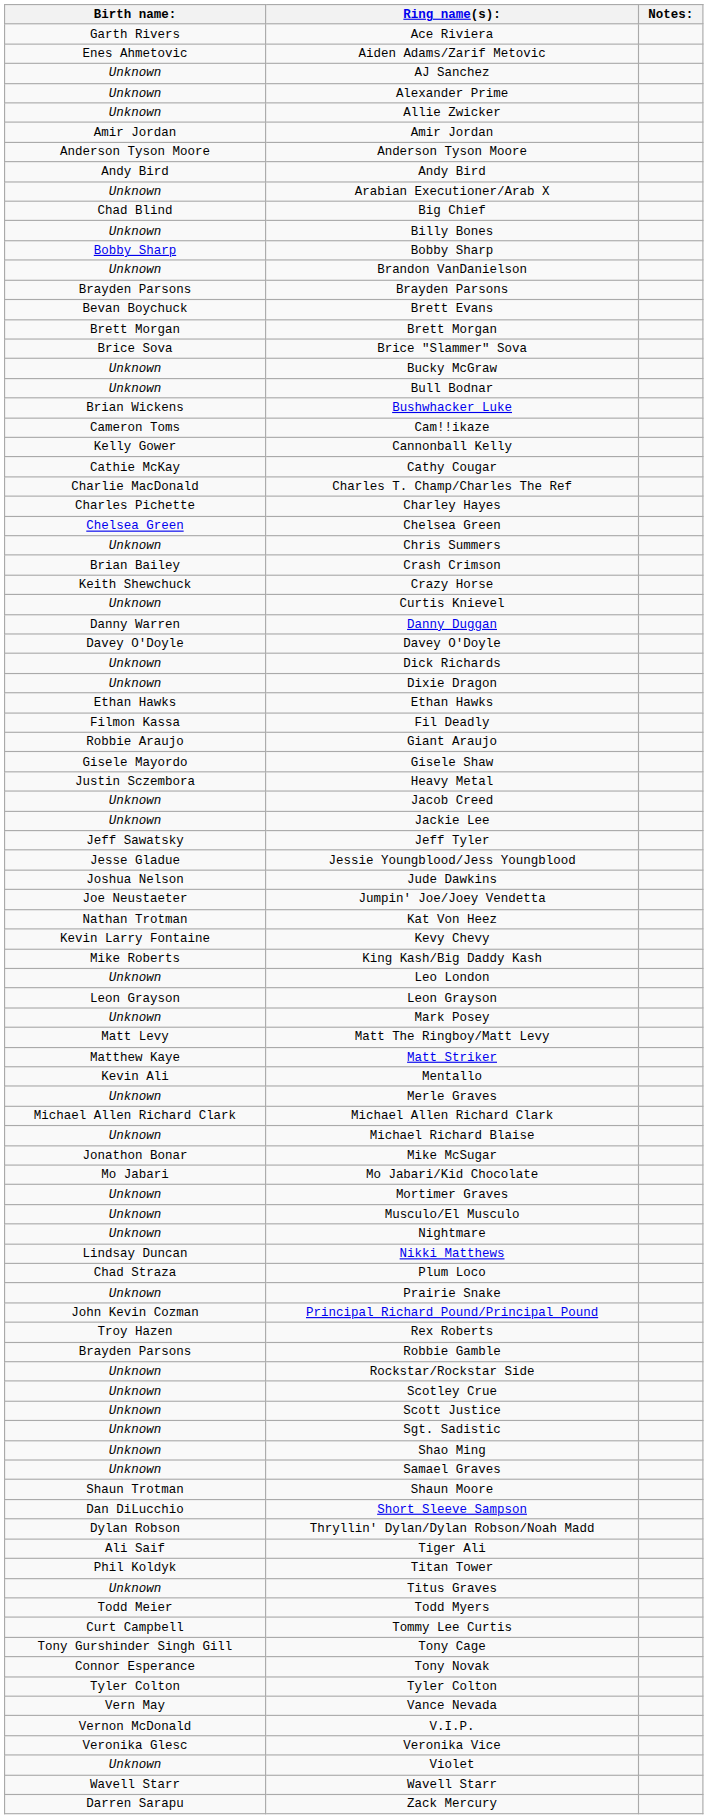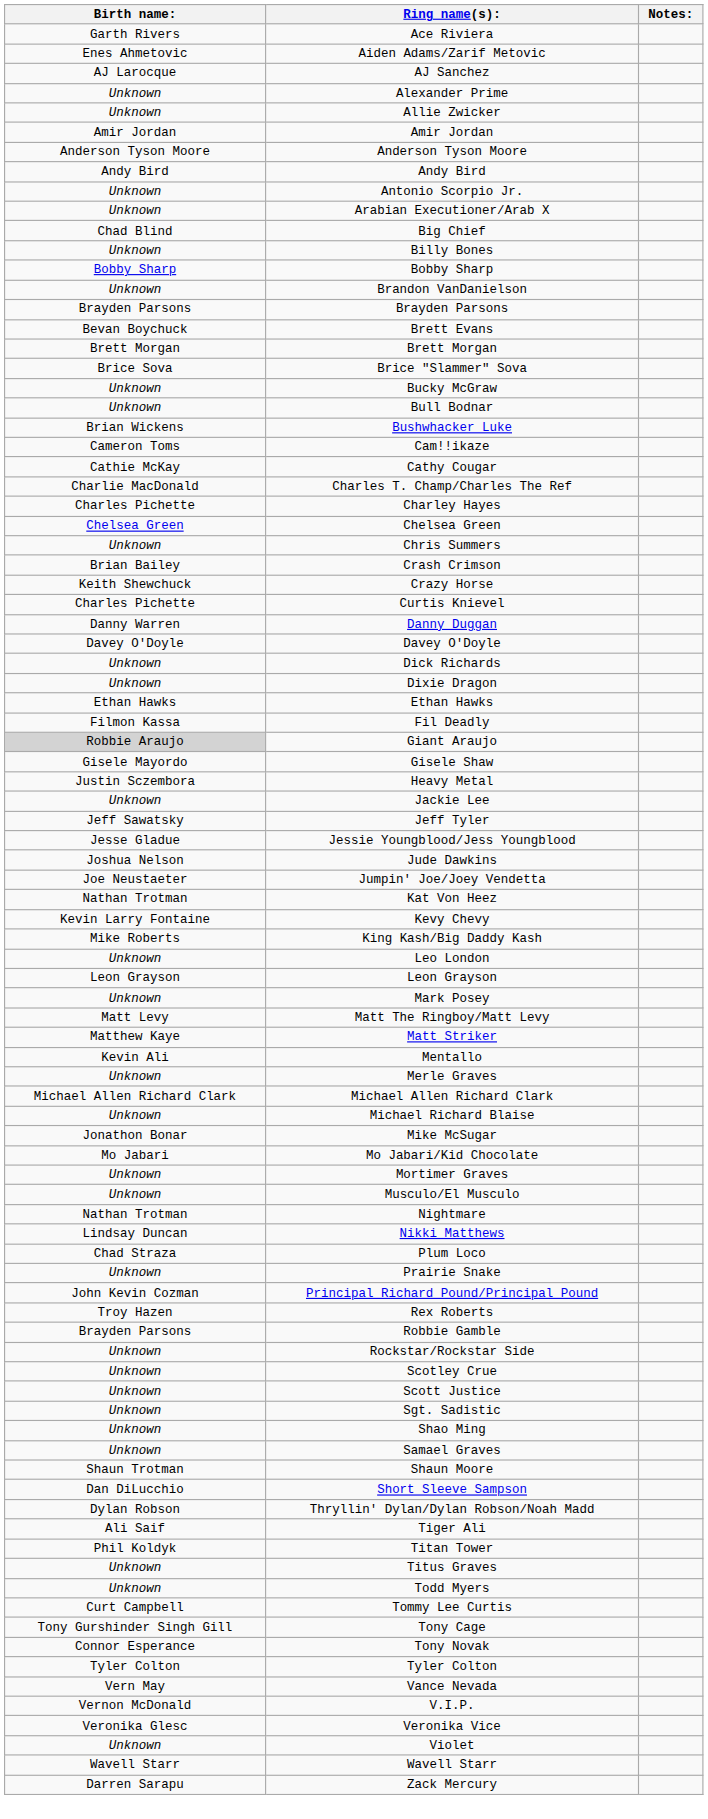(135, 73) Unknown -> (135, 73) AJ Larocque
+ row: (452, 191)
- row: (452, 447)
(135, 605) Unknown -> (135, 605) Charles Pichette
(135, 742) no background -> (135, 742) lightgrey background
- row: (452, 801)
(135, 1234) Unknown -> (135, 1214) Nathan Trotman
(135, 1608) Todd Meier -> (135, 1588) Unknown
